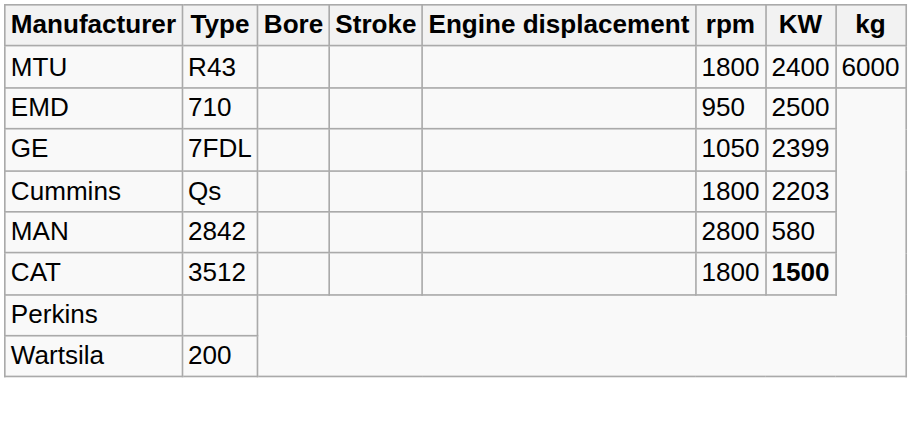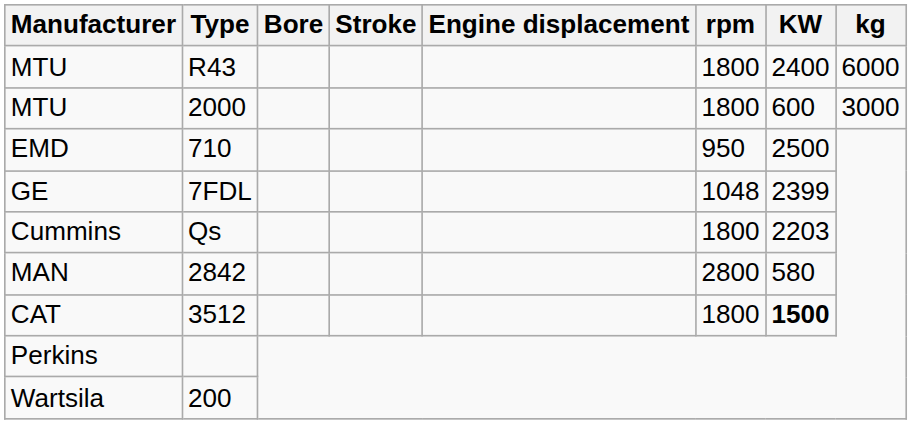+ row: (217, 107)
(730, 149) 1050 -> (730, 190) 1048
